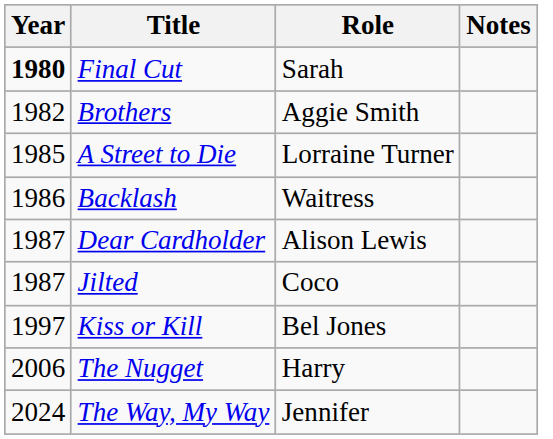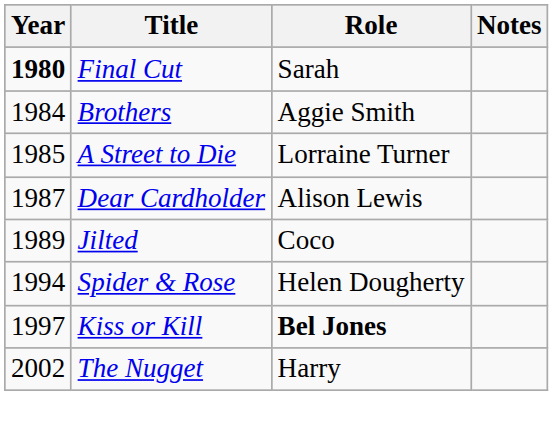(38, 111) 1982 -> (38, 111) 1984
- row: (127, 197)
(38, 283) 1987 -> (38, 240) 1989
+ row: (156, 283)
(334, 326) normal -> (332, 326) bold
(38, 369) 2006 -> (38, 369) 2002
- row: (174, 411)
